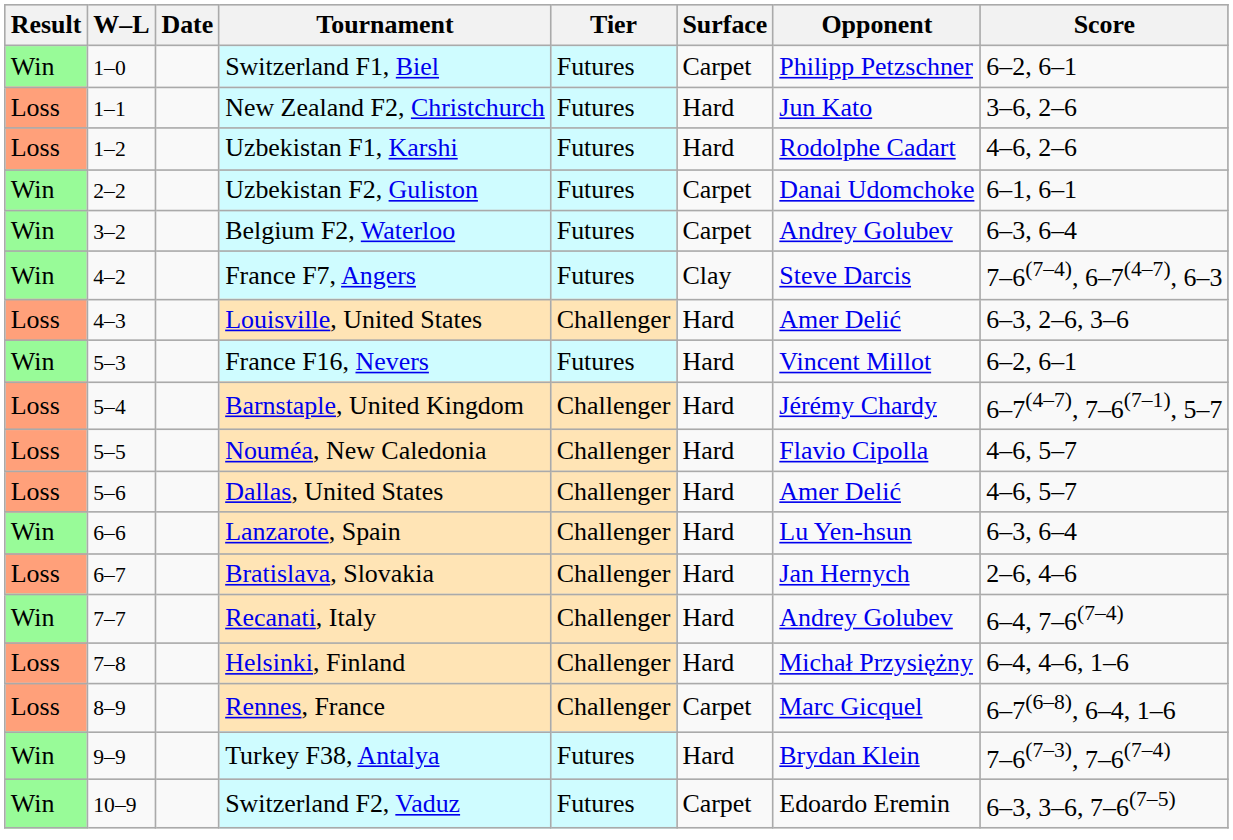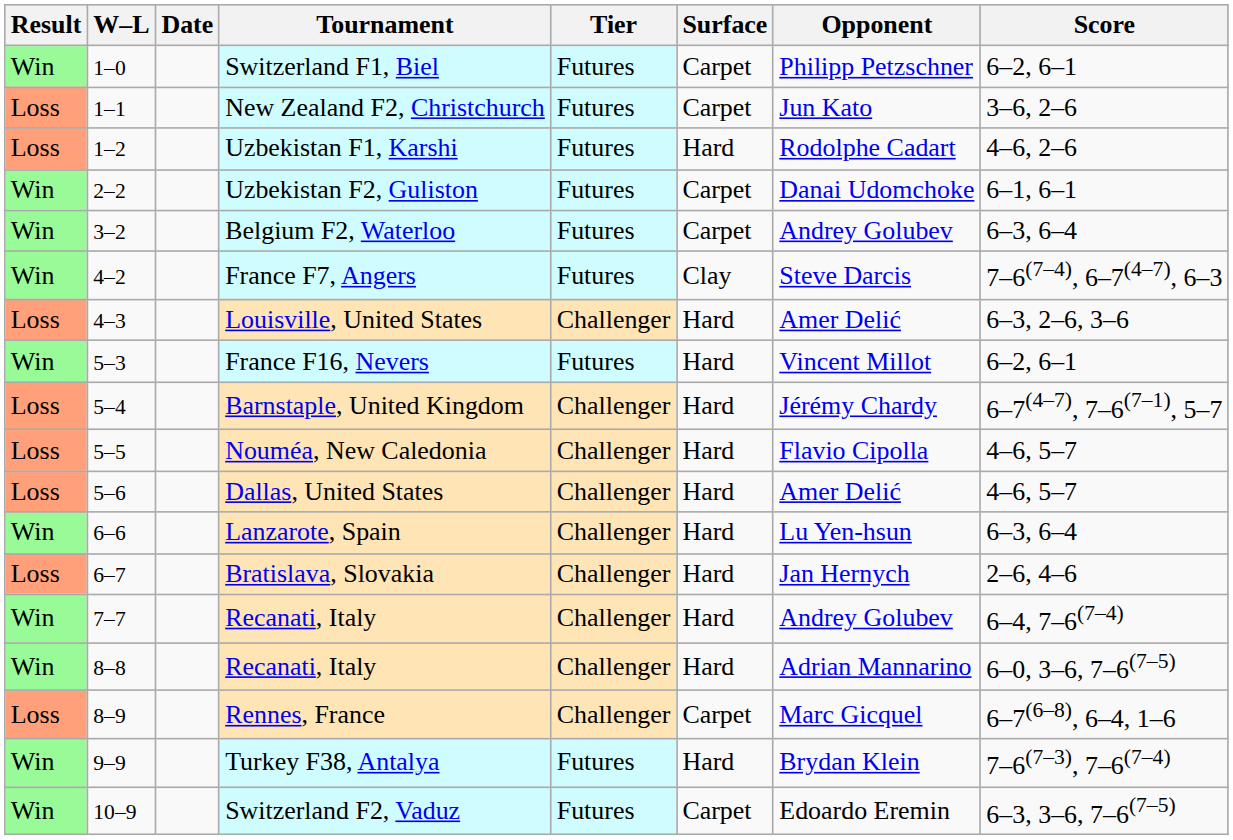(708, 107) Hard -> (717, 107) Carpet
- row: (110, 664)
+ row: (110, 667)
